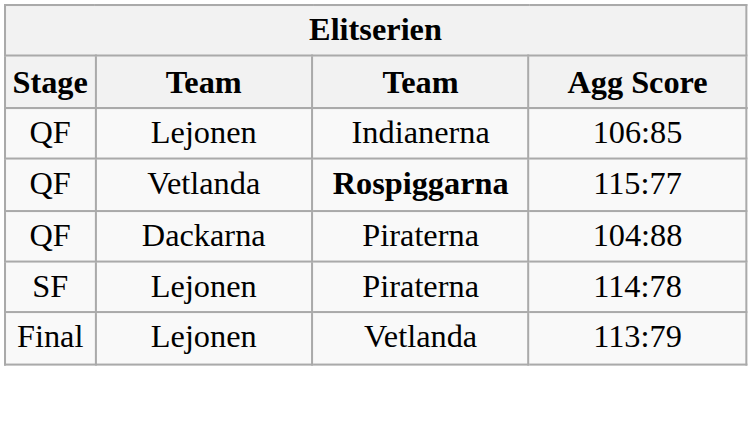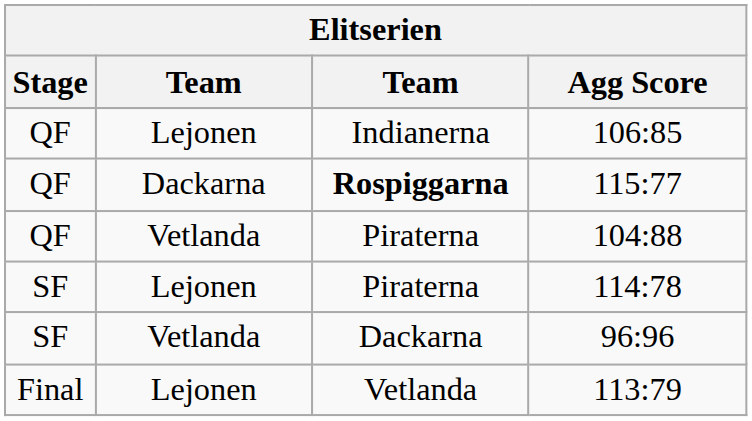(204, 183) Vetlanda -> (204, 183) Dackarna
(204, 235) Dackarna -> (204, 235) Vetlanda
+ row: (638, 337)
